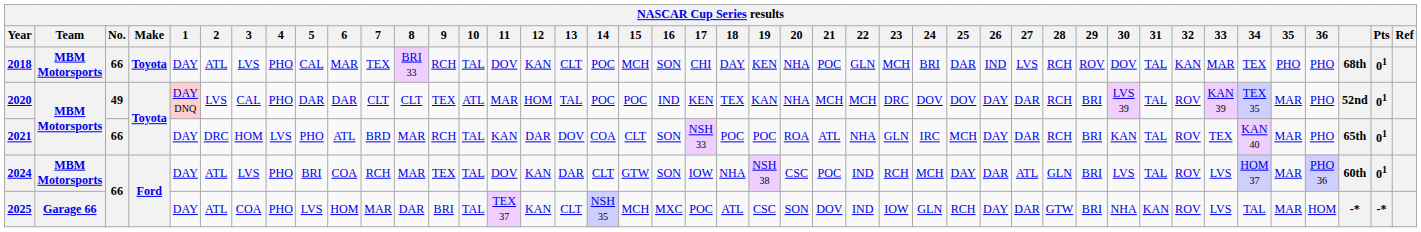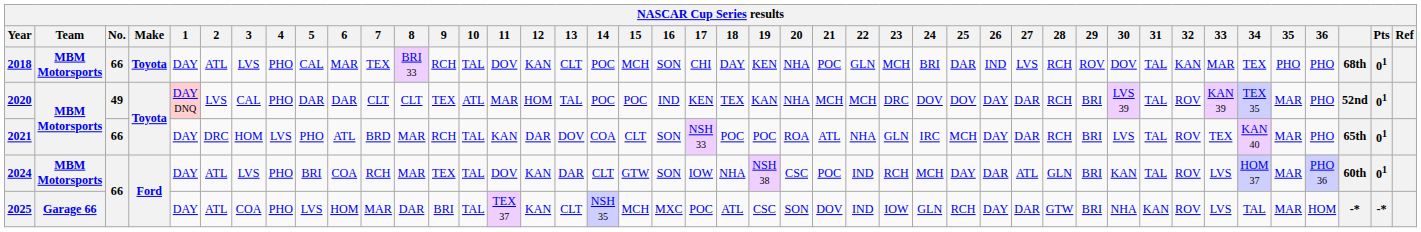(1124, 136) KAN -> (1124, 136) LVS
(1124, 172) LVS -> (1124, 172) KAN
